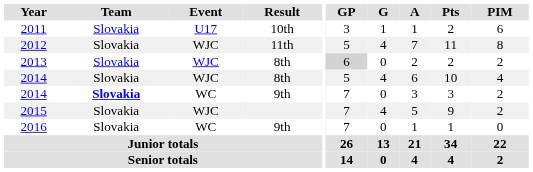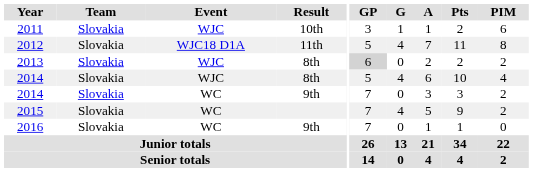(206, 28) U17 -> (211, 28) WJC
(206, 45) WJC -> (211, 45) WJC18 D1A
(116, 94) bold -> (101, 94) normal
(206, 110) WJC -> (211, 110) WC
